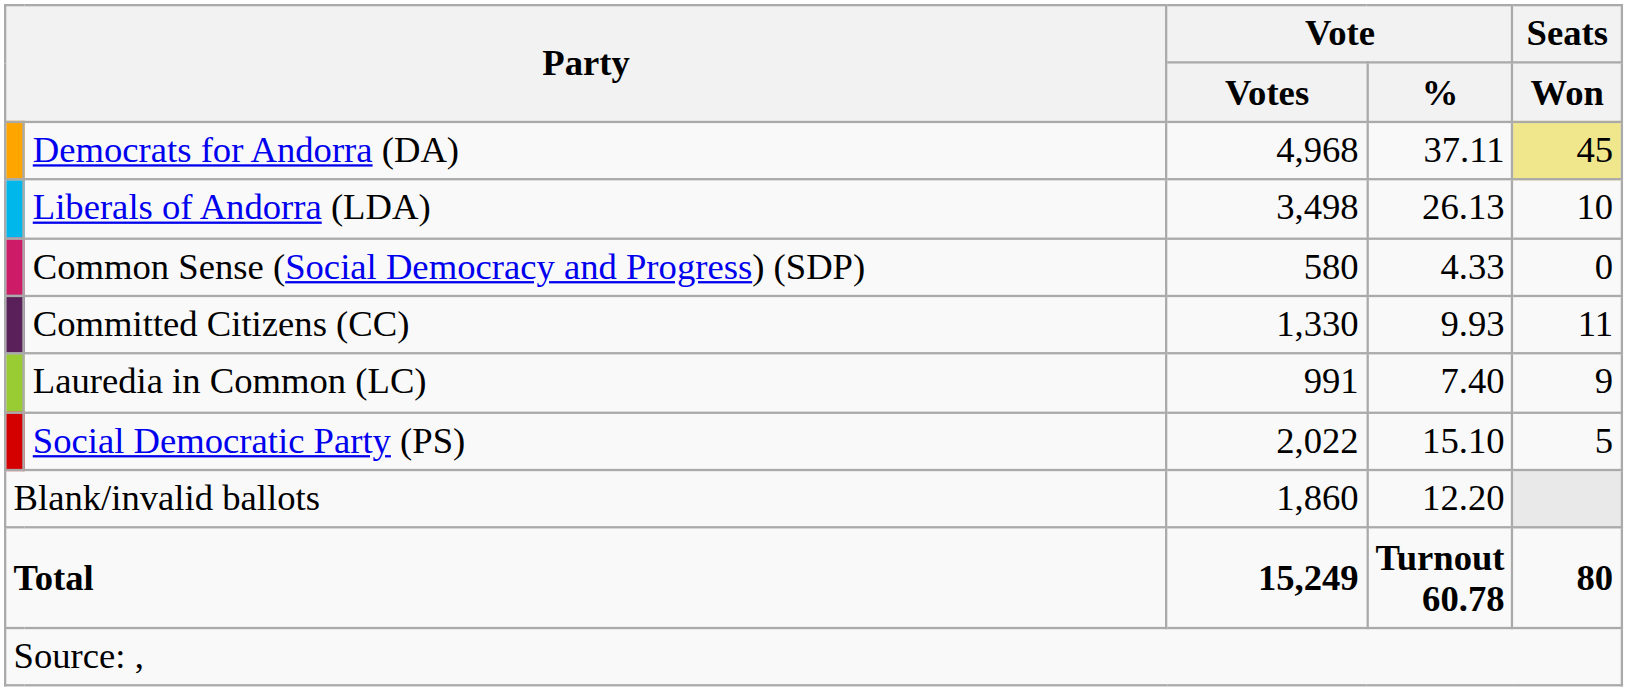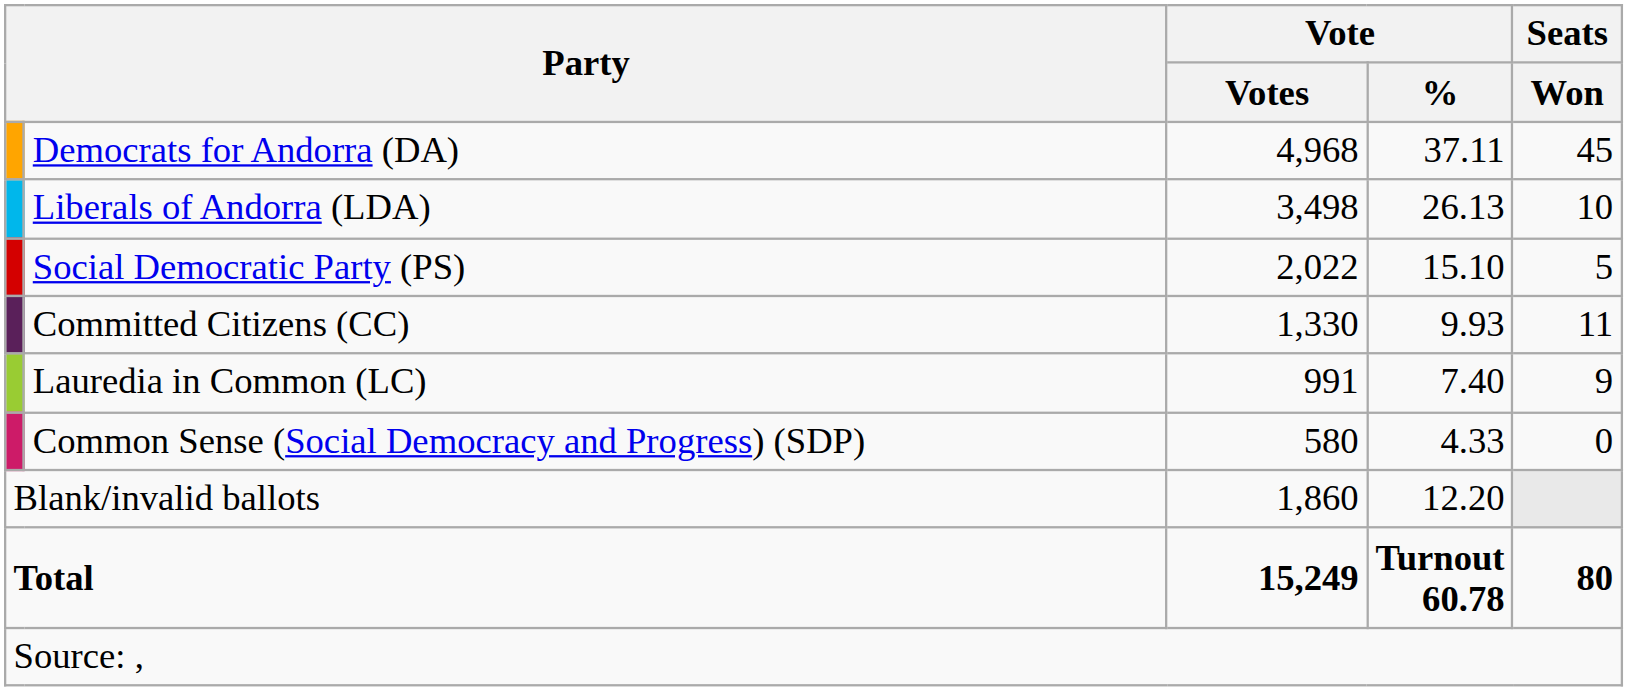(1595, 149) khaki background -> (1595, 149) no background
rows swapped: (249, 440) <-> (449, 265)
